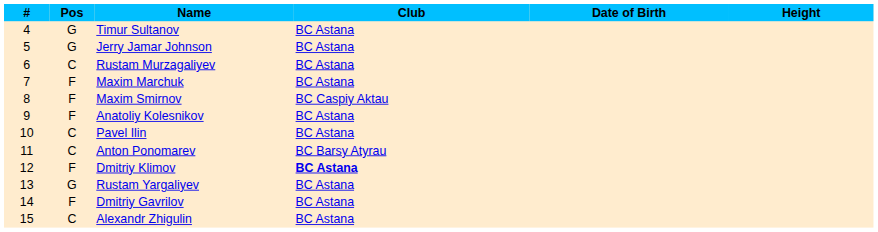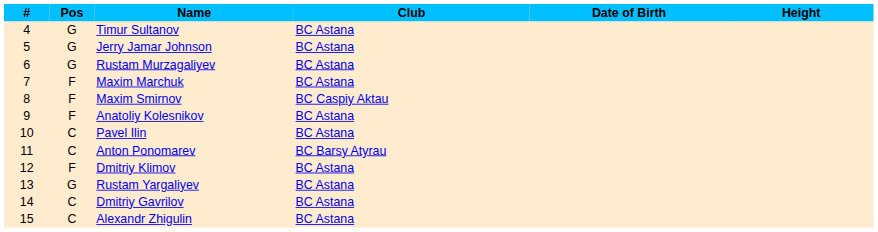(72, 64) C -> (72, 64) G
(327, 167) bold -> (325, 167) normal
(72, 202) F -> (72, 202) C
